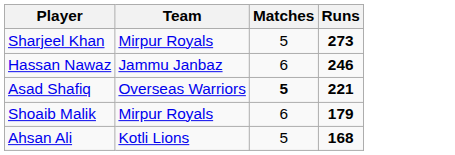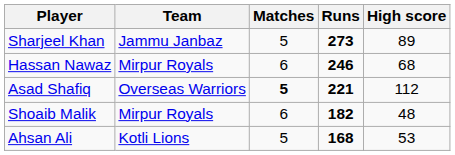+ column: (407, 16)
(166, 41) Mirpur Royals -> (170, 41) Jammu Janbaz
(170, 65) Jammu Janbaz -> (166, 65) Mirpur Royals
(341, 114) 179 -> (341, 114) 182
